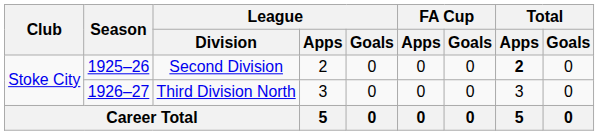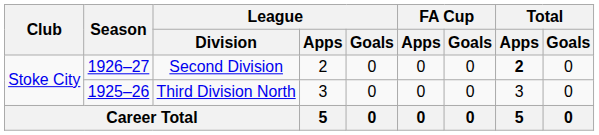(118, 67) 1925–26 -> (118, 67) 1926–27
(118, 92) 1926–27 -> (118, 92) 1925–26
